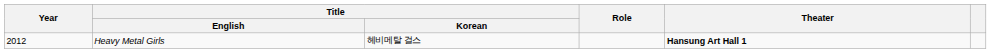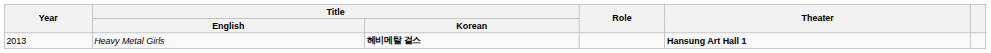(16, 41) 2012 -> (16, 41) 2013
(394, 40) normal -> (394, 40) bold
